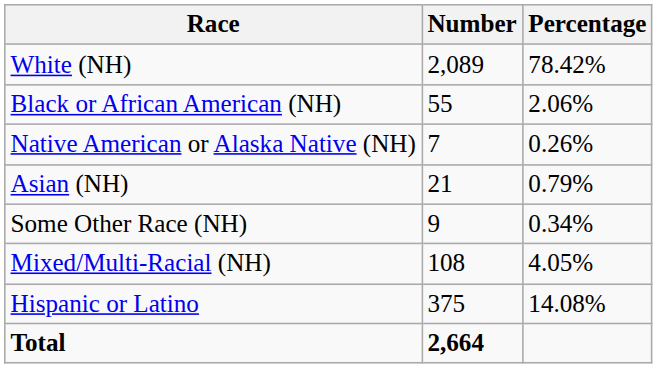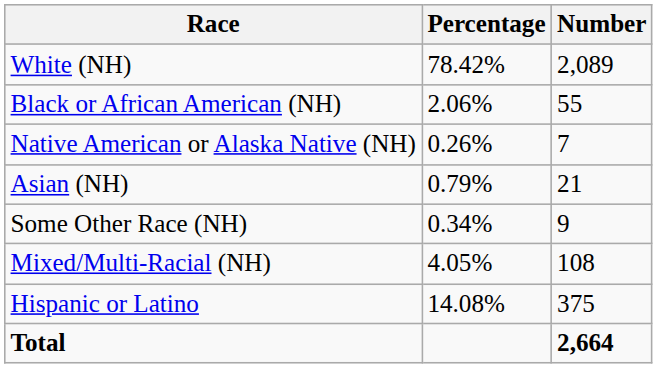columns swapped: (472, 24) <-> (587, 24)
